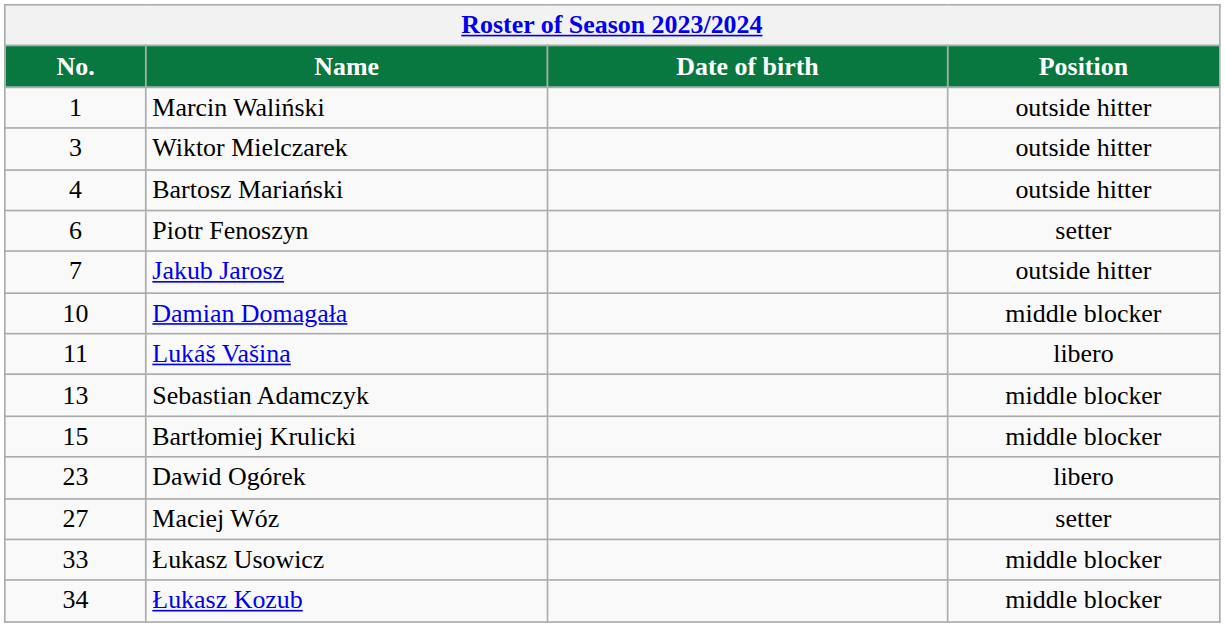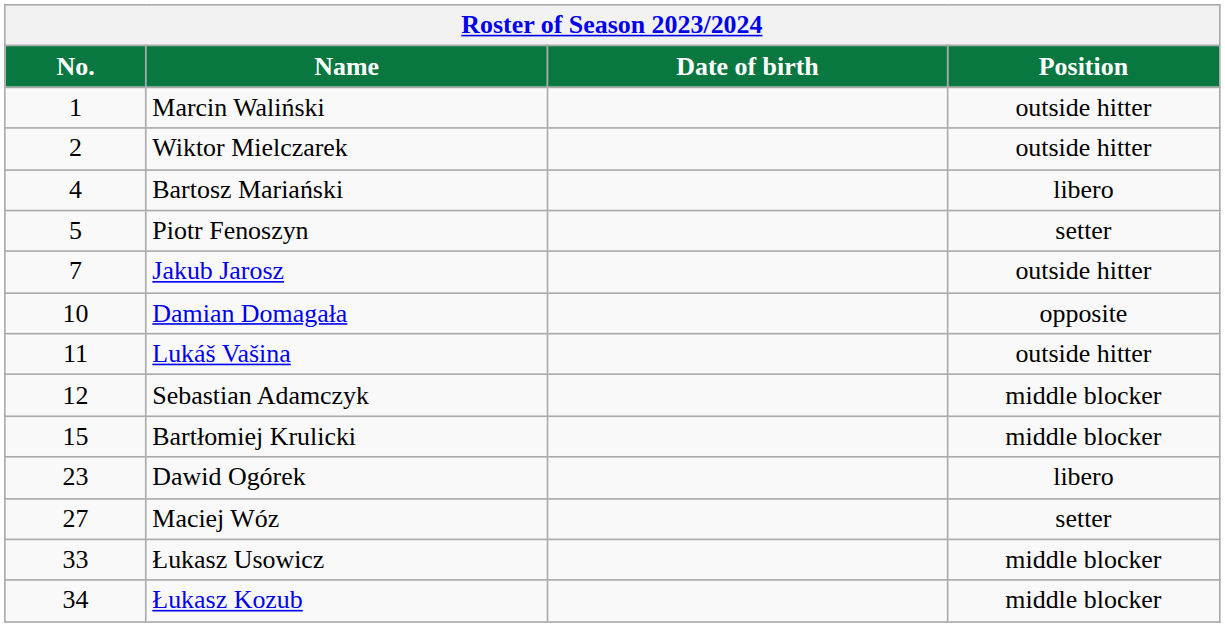(76, 148) 3 -> (76, 148) 2
(1083, 189) outside hitter -> (1083, 189) libero
(76, 230) 6 -> (76, 230) 5
(1083, 312) middle blocker -> (1083, 312) opposite
(1083, 353) libero -> (1083, 353) outside hitter
(76, 395) 13 -> (76, 395) 12
